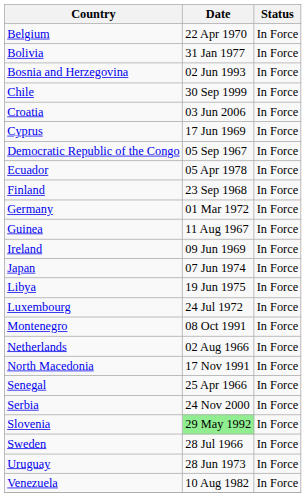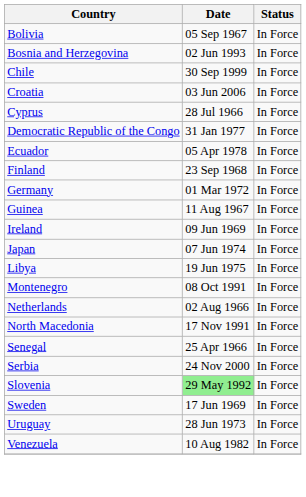- row: (28, 33)
(215, 53) 31 Jan 1977 -> (216, 33) 05 Sep 1967
(215, 131) 17 Jun 1969 -> (214, 111) 28 Jul 1966
(216, 151) 05 Sep 1967 -> (215, 131) 31 Jan 1977
- row: (39, 307)
(214, 444) 28 Jul 1966 -> (215, 405) 17 Jun 1969
